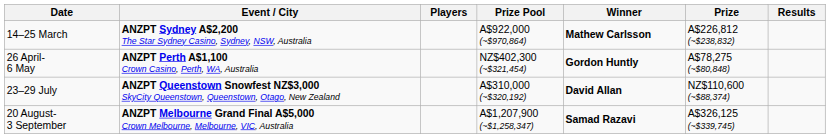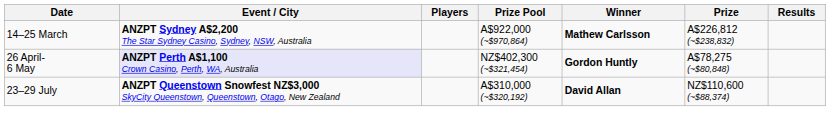(190, 63) no background -> (190, 63) lavender background
- row: (36, 119)
